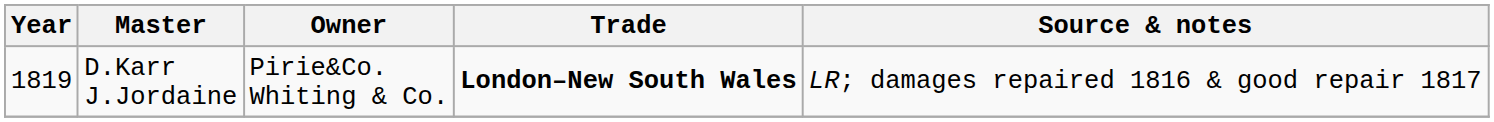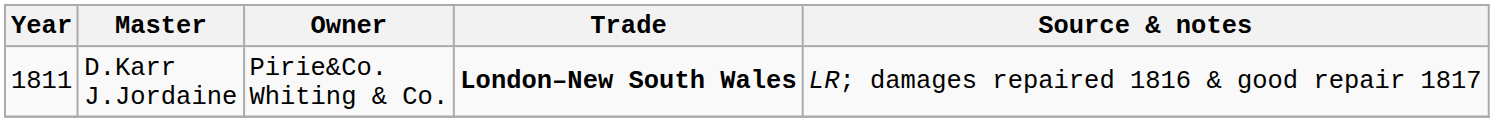(42, 82) 1819 -> (42, 82) 1811
